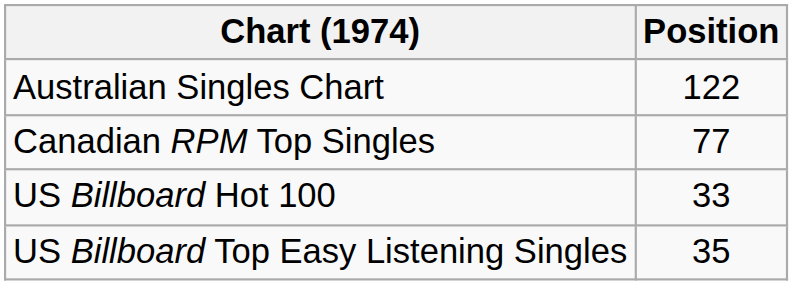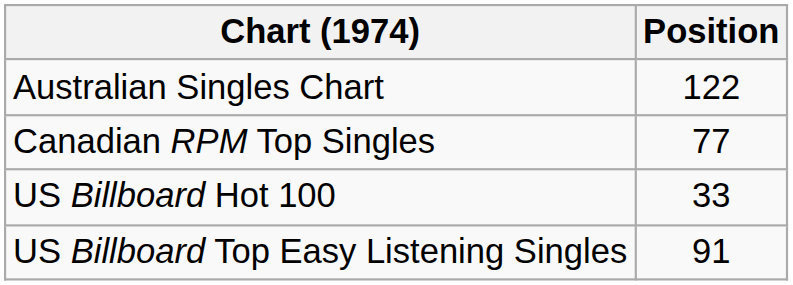(711, 251) 35 -> (711, 251) 91
